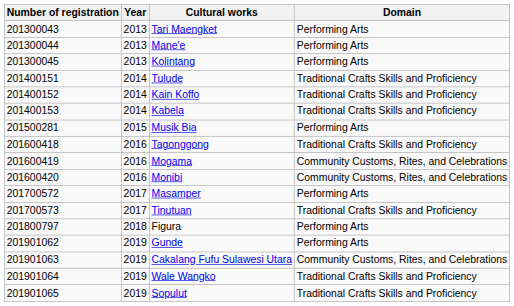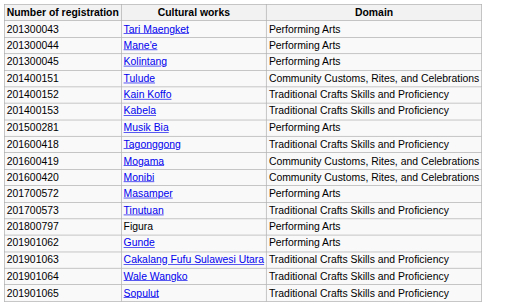- column: (135, 12)
(387, 78) Traditional Crafts Skills and Proficiency -> (374, 78) Community Customs, Rites, and Celebrations
(402, 260) Community Customs, Rites, and Celebrations -> (359, 260) Traditional Crafts Skills and Proficiency
